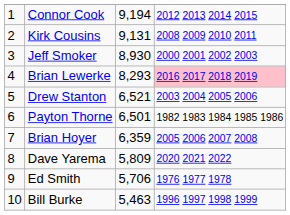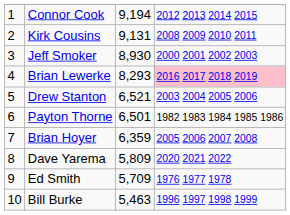(135, 179) 5,706 -> (135, 179) 5,709
